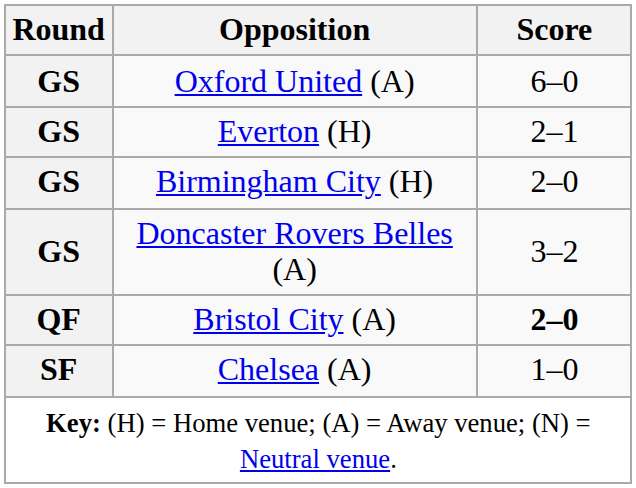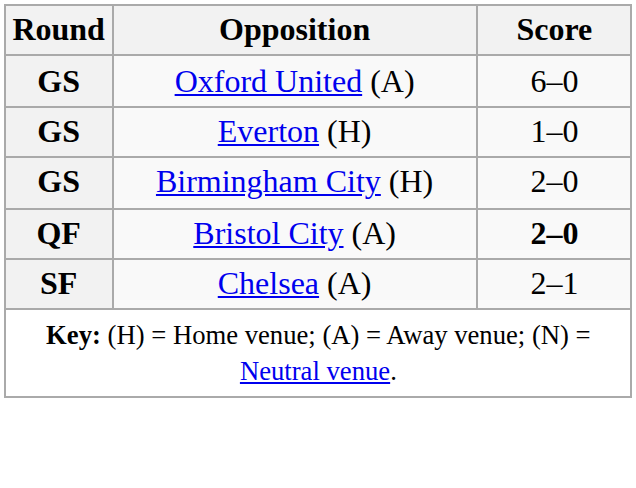(554, 131) 2–1 -> (554, 131) 1–0
- row: (295, 250)
(554, 370) 1–0 -> (554, 283) 2–1
